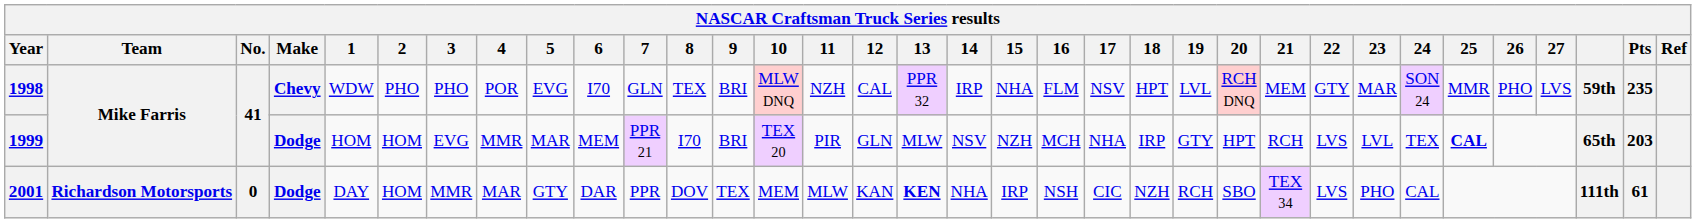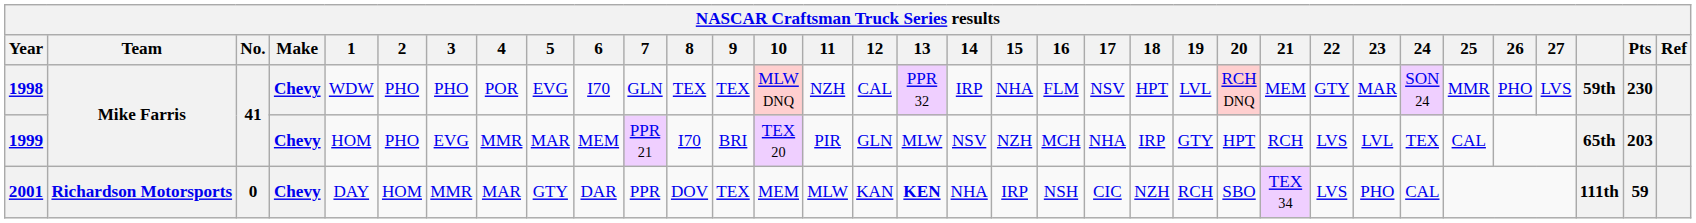(733, 89) BRI -> (733, 89) TEX
(1640, 89) 235 -> (1640, 89) 230
(297, 140) Dodge -> (297, 140) Chevy
(402, 140) HOM -> (402, 140) PHO
(1469, 140) bold -> (1469, 140) normal
(297, 191) Dodge -> (297, 191) Chevy
(1640, 191) 61 -> (1640, 191) 59
